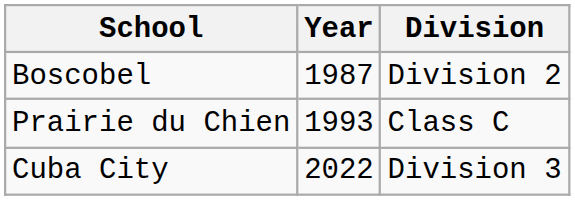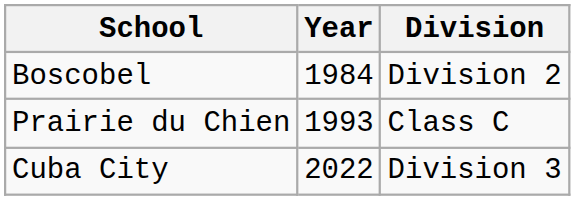(339, 76) 1987 -> (339, 76) 1984
